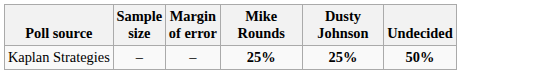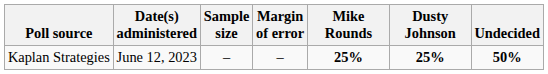+ column: (157, 25)
